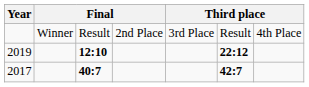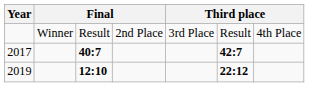rows swapped: (19, 71) <-> (19, 52)
